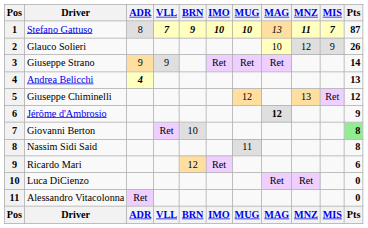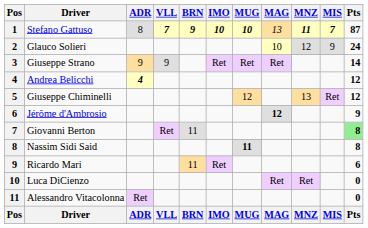(355, 46) 26 -> (355, 46) 24
(355, 79) 13 -> (355, 79) 12
(193, 130) 10 -> (193, 130) 11
(247, 147) normal -> (247, 147) bold
(193, 163) 12 -> (193, 163) 11
